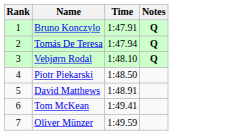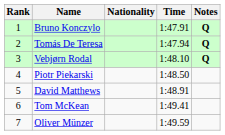+ column: (131, 12)
